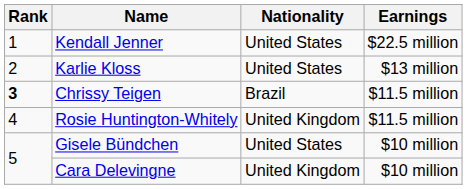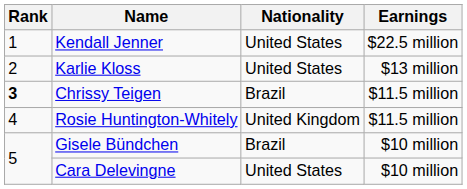(293, 145) United States -> (265, 145) Brazil
(302, 171) United Kingdom -> (293, 171) United States
